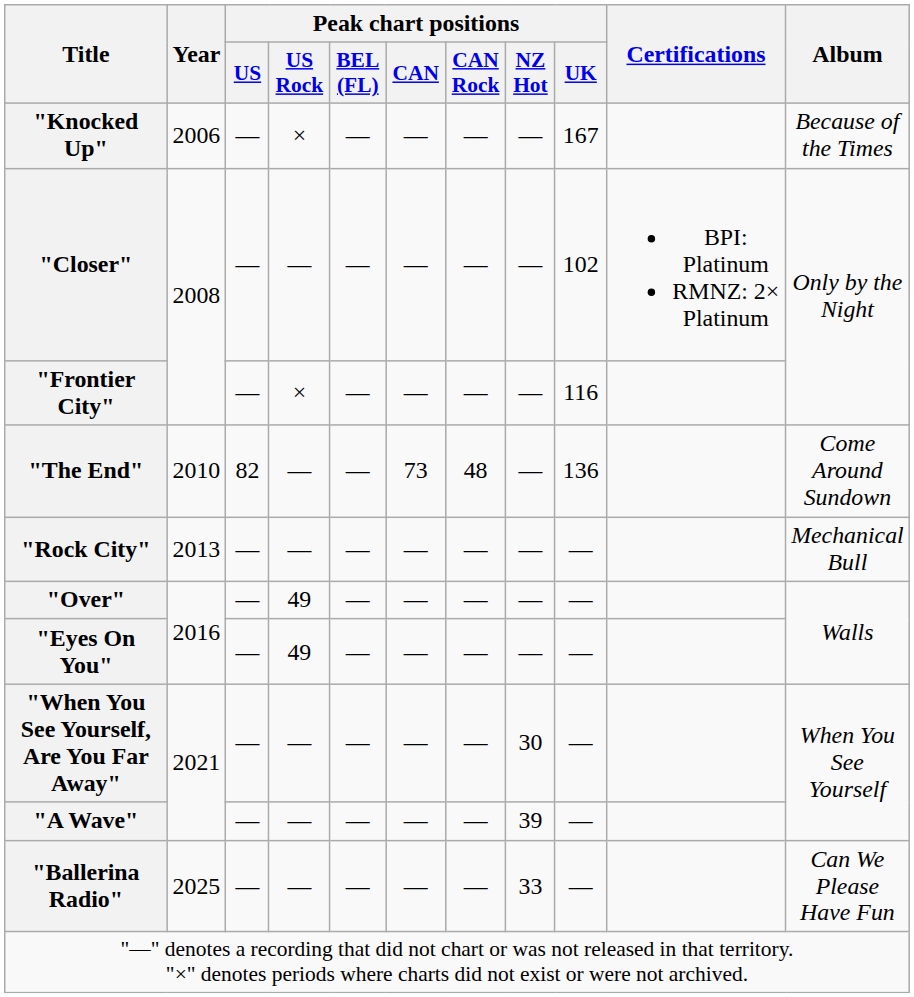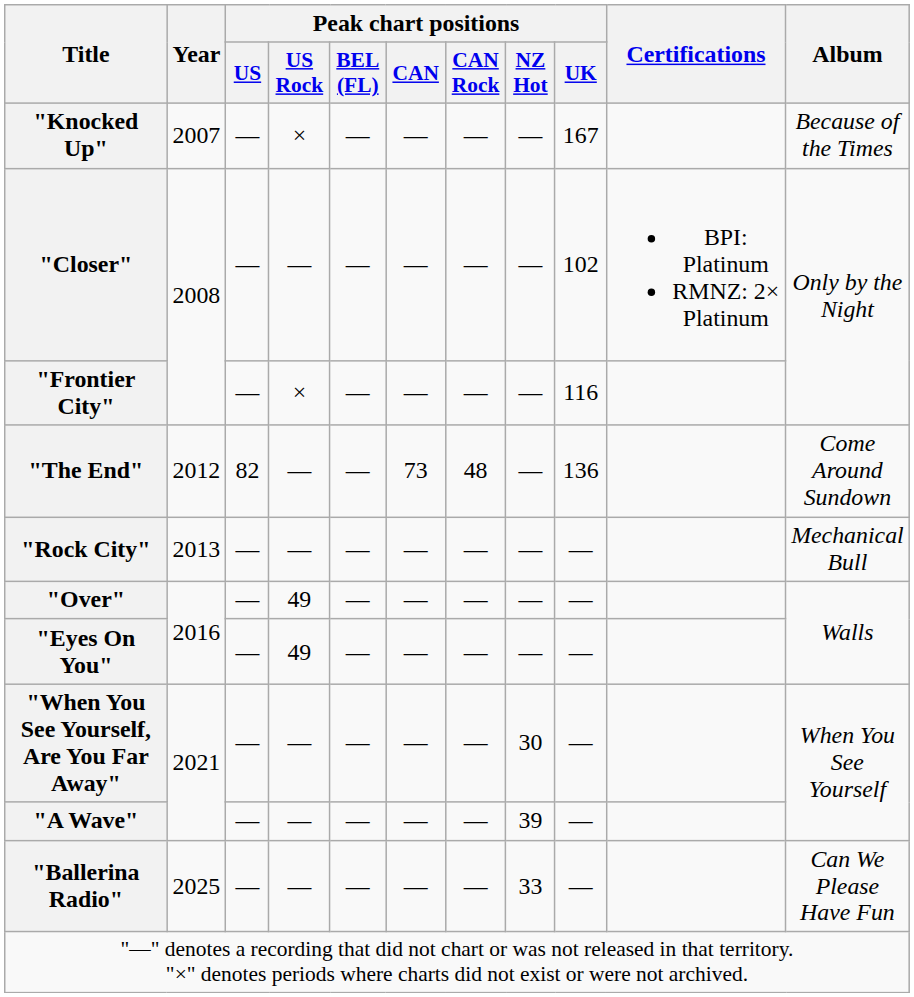(196, 135) 2006 -> (196, 135) 2007
(196, 470) 2010 -> (196, 470) 2012
